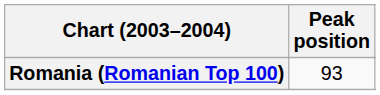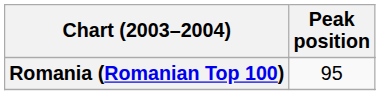(332, 73) 93 -> (332, 73) 95
